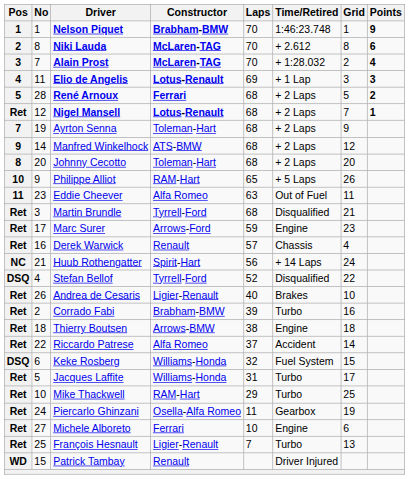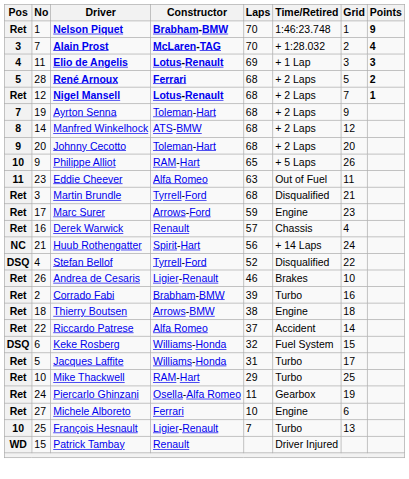(18, 29) 1 -> (18, 29) Ret
- row: (80, 46)
(18, 146) 9 -> (18, 129) 8
(18, 162) 8 -> (18, 146) 9
(252, 295) 40 -> (252, 278) 46
(18, 445) Ret -> (18, 428) 10
